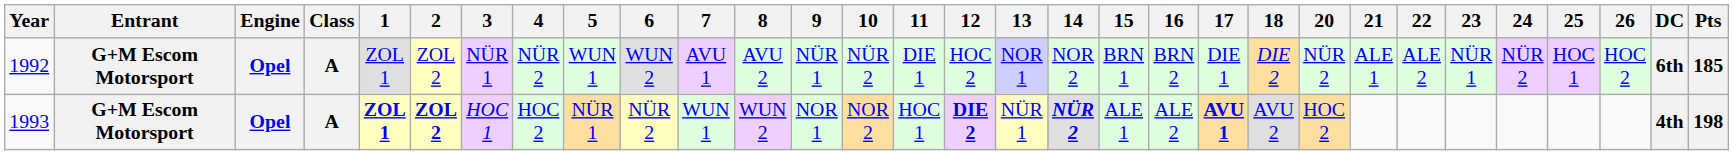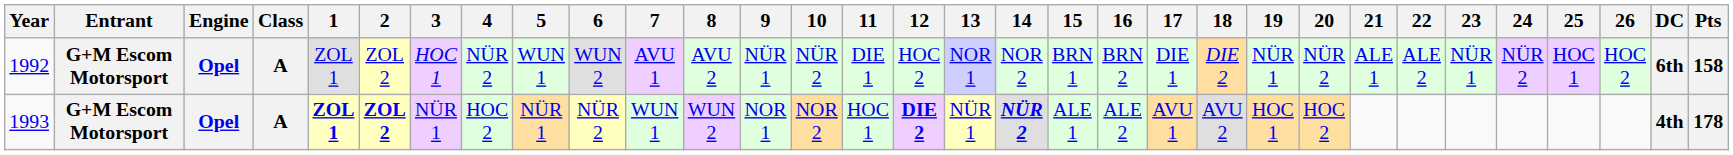+ column: (1273, 21)
(487, 65) NÜR 1 -> (436, 65) HOC 1
(1708, 65) 185 -> (1708, 65) 158
(487, 122) HOC 1 -> (436, 122) NÜR 1
(1224, 122) bold -> (1173, 122) normal
(1708, 122) 198 -> (1708, 122) 178
